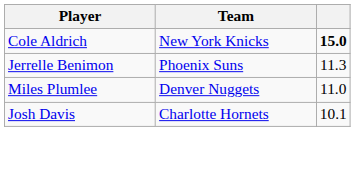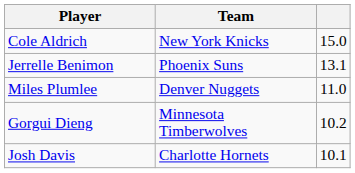(333, 41) bold -> (333, 41) normal
(333, 65) 11.3 -> (333, 65) 13.1
+ row: (50, 122)
